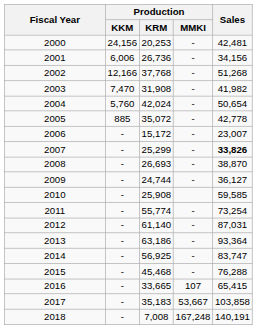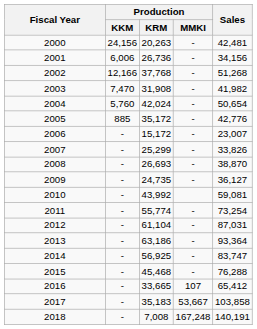(156, 43) 20,253 -> (156, 43) 20,263
(156, 119) 35,072 -> (156, 119) 35,172
(232, 119) 42,778 -> (232, 119) 42,776
(232, 150) bold -> (232, 150) normal
(156, 180) 24,744 -> (156, 180) 24,735
(156, 195) 25,908 -> (156, 195) 43,992
(232, 195) 59,585 -> (232, 195) 59,081
(156, 226) 61,140 -> (156, 226) 61,104
(232, 287) 65,415 -> (232, 287) 65,412
